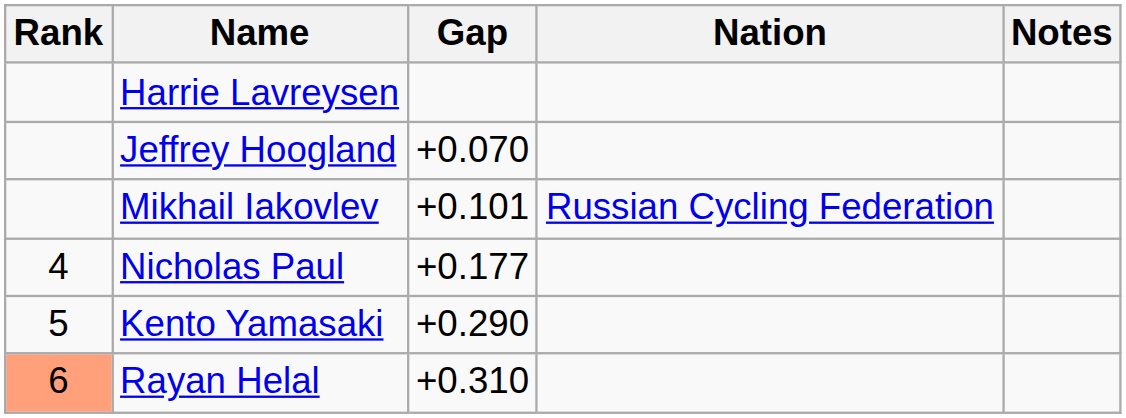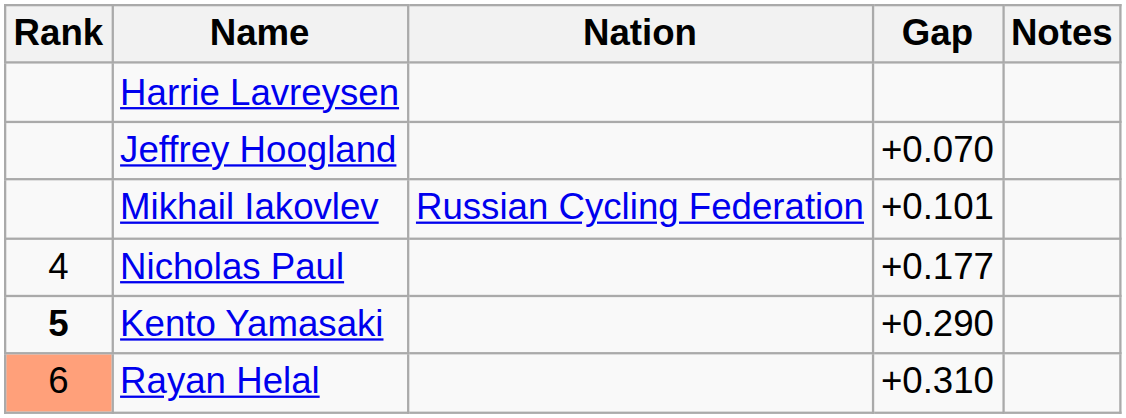columns swapped: (770, 33) <-> (472, 33)
(58, 324) normal -> (58, 324) bold
